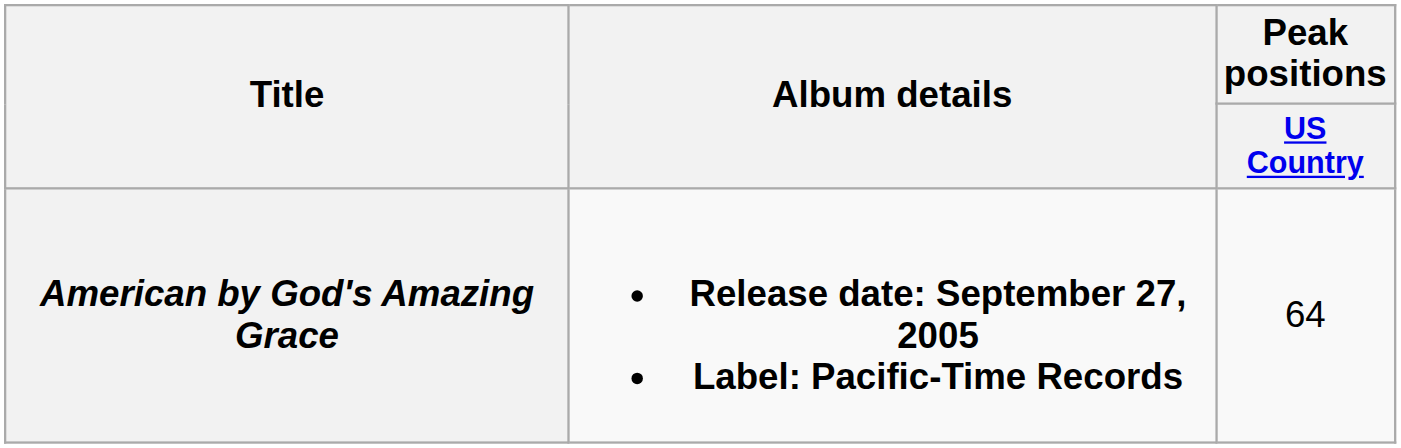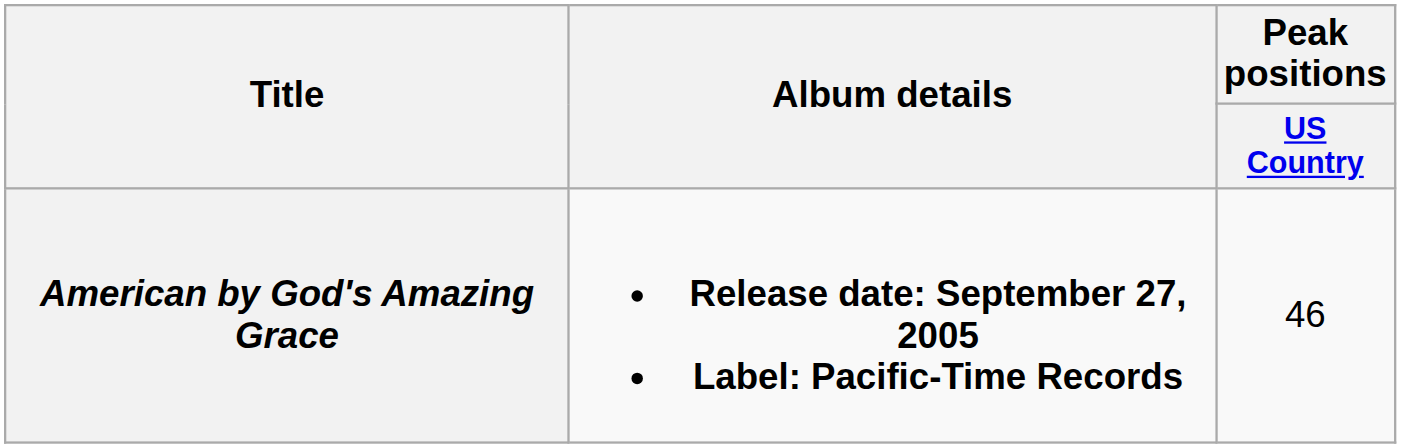(1305, 314) 64 -> (1305, 314) 46
